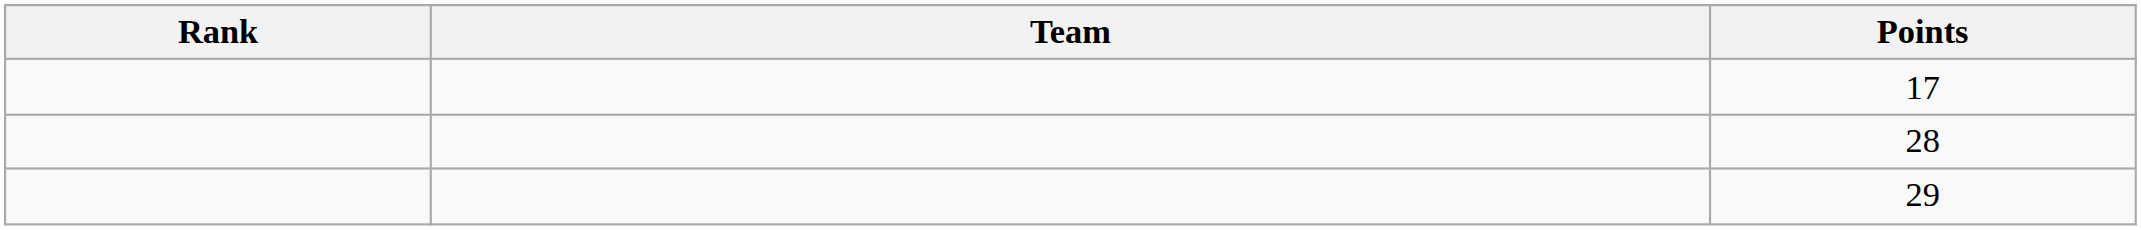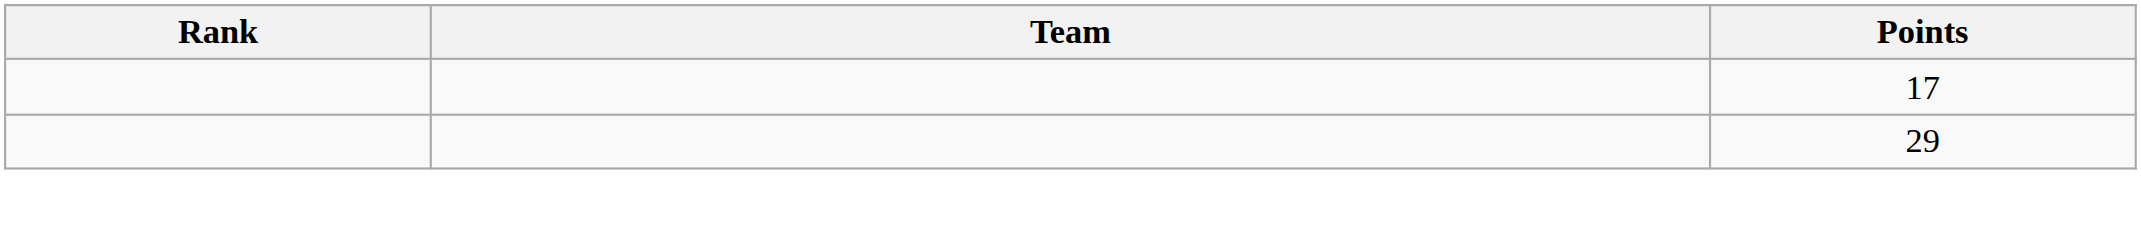- row: (1923, 140)
